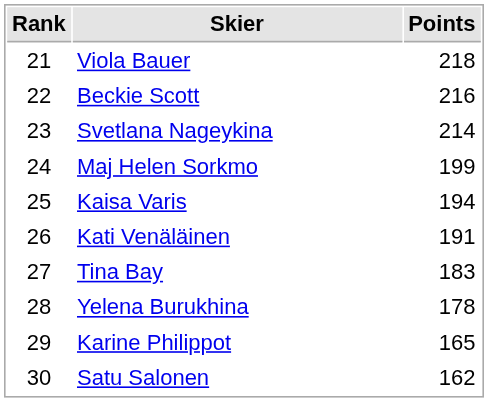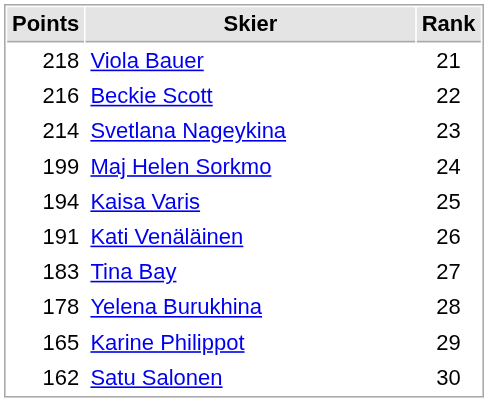columns swapped: (39, 24) <-> (442, 24)
